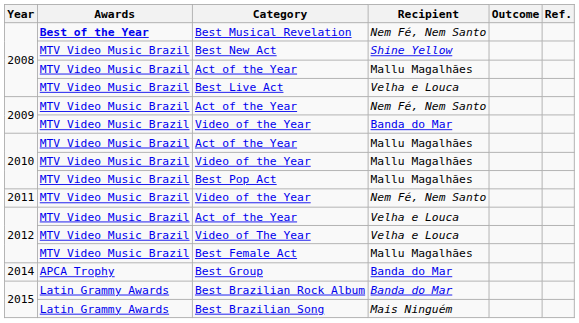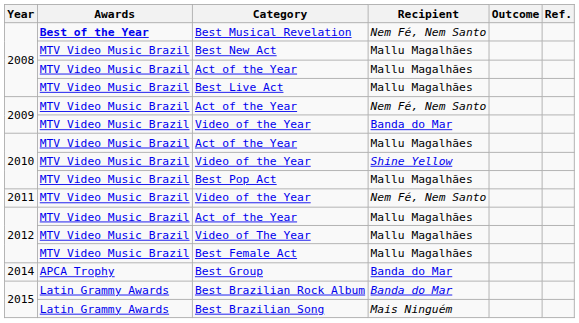(411, 51) Shine Yellow -> (422, 51) Mallu Magalhães
(415, 87) Velha e Louca -> (422, 87) Mallu Magalhães
(422, 161) Mallu Magalhães -> (411, 161) Shine Yellow
(415, 216) Velha e Louca -> (422, 216) Mallu Magalhães
(415, 235) Velha e Louca -> (422, 235) Mallu Magalhães
